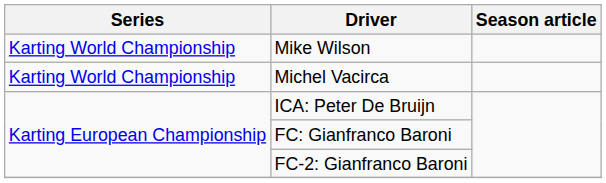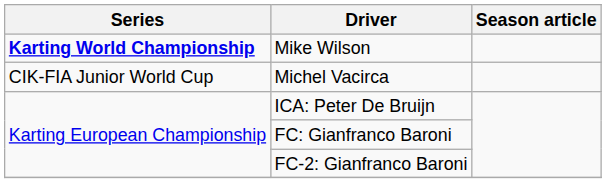(122, 48) normal -> (132, 48) bold
(122, 77) Karting World Championship -> (111, 77) CIK-FIA Junior World Cup
